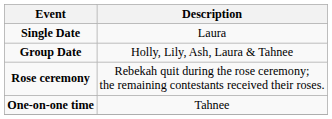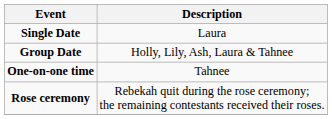rows swapped: (51, 104) <-> (51, 78)
